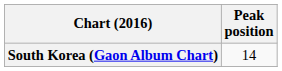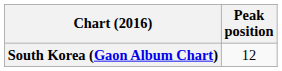(249, 54) 14 -> (249, 54) 12
